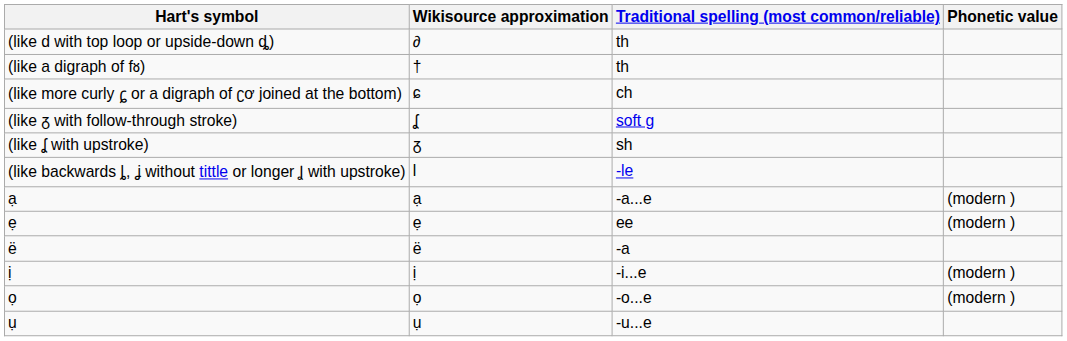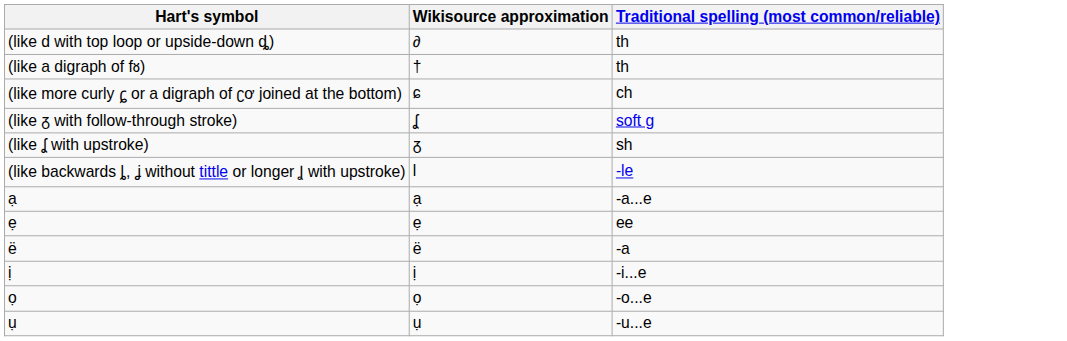- column: (1003, 16)
